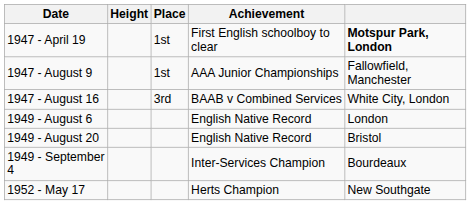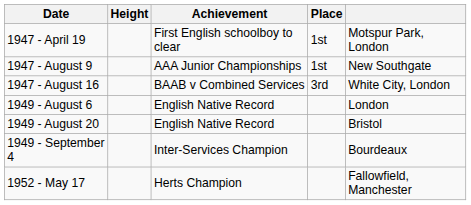columns swapped: (170, 14) <-> (266, 14)
(388, 40) bold -> (386, 40) normal
(379, 73) Fallowfield, Manchester -> (390, 66) New Southgate
(389, 190) New Southgate -> (380, 183) Fallowfield, Manchester
